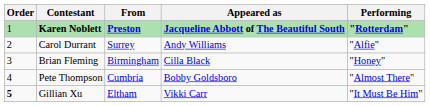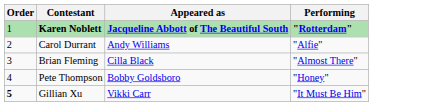- column: (133, 12)
(367, 61) "Honey" -> (325, 61) "Almost There"
(382, 77) "Almost There" -> (311, 77) "Honey"
